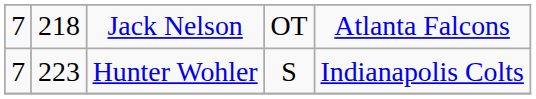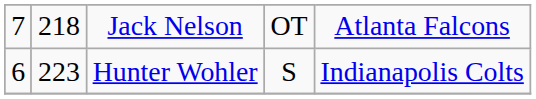(18, 70) 7 -> (18, 70) 6
